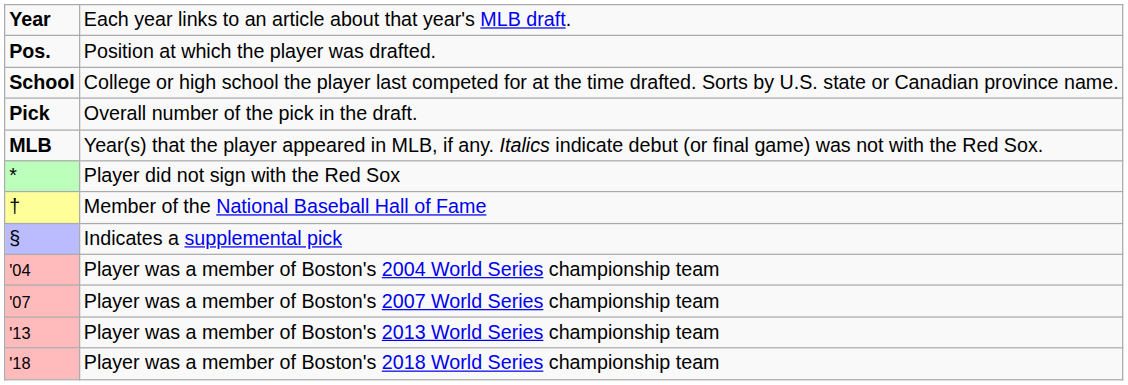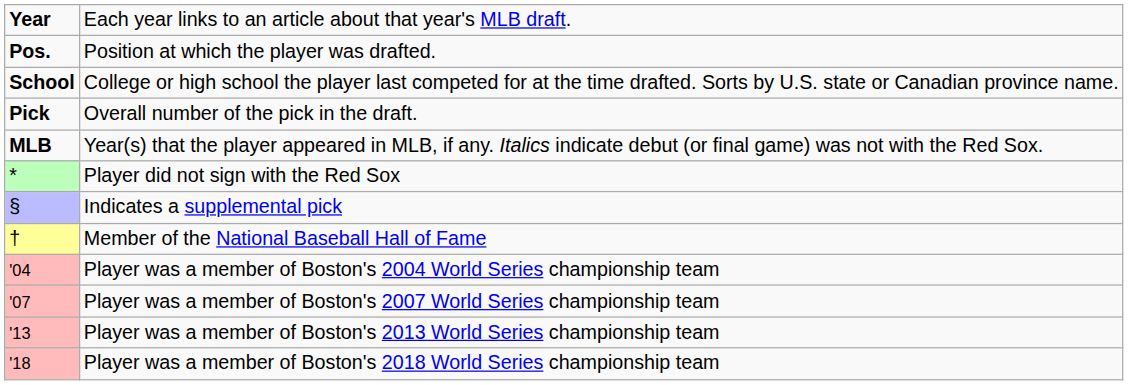rows swapped: (213, 238) <-> (285, 207)
